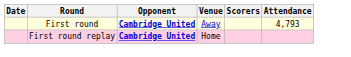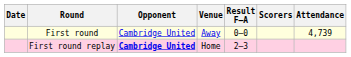+ column: (241, 15)
(157, 24) bold -> (157, 33) normal
(288, 24) 4,793 -> (320, 33) 4,739
